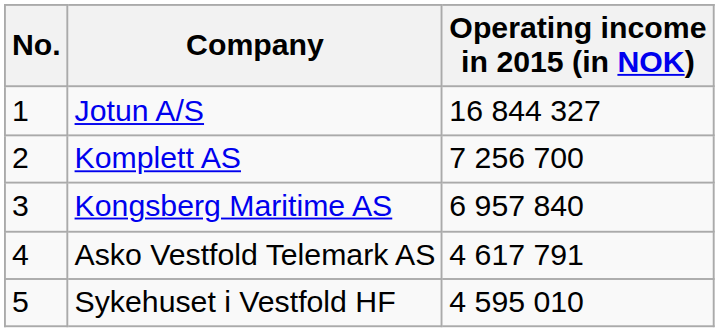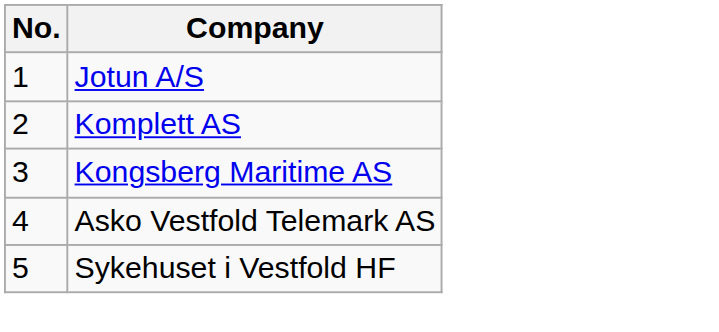- column: (578, 45)
